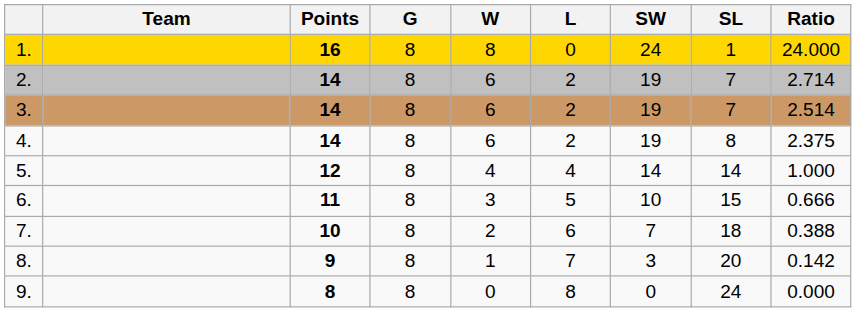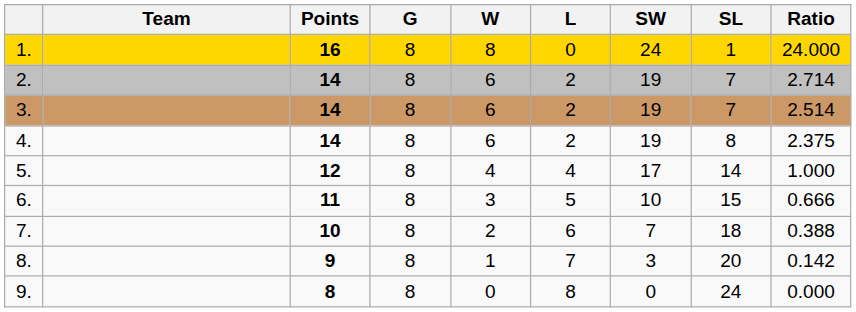(651, 170) 14 -> (651, 170) 17
